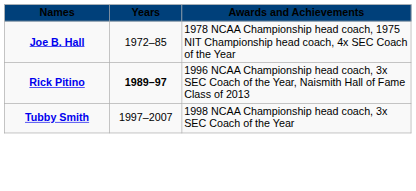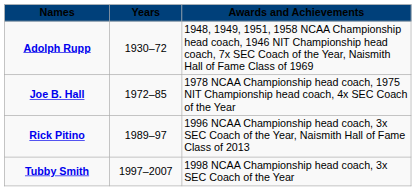+ row: (57, 48)
(146, 83) bold -> (146, 136) normal
